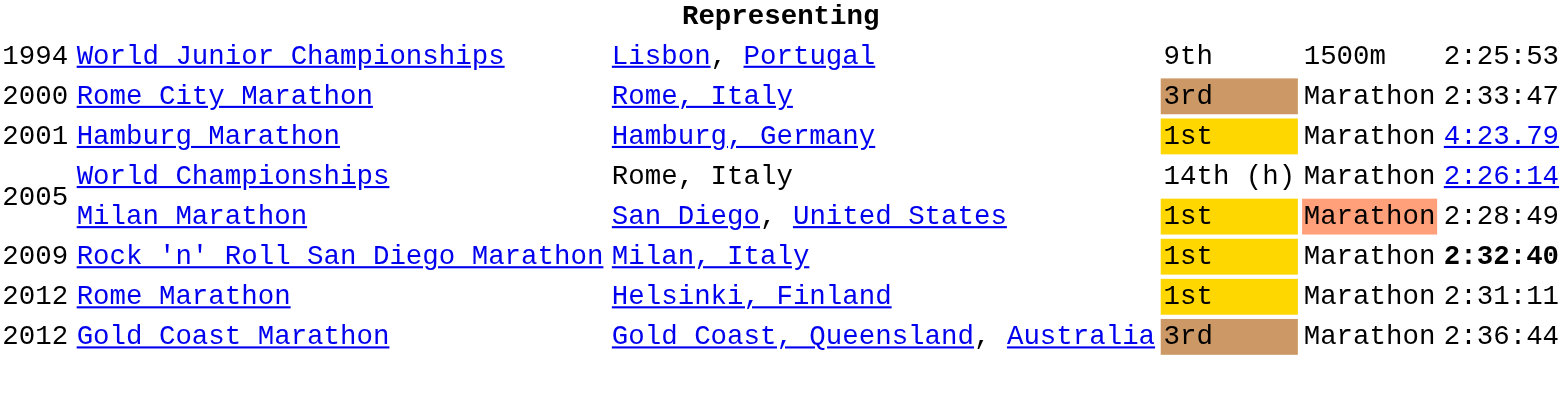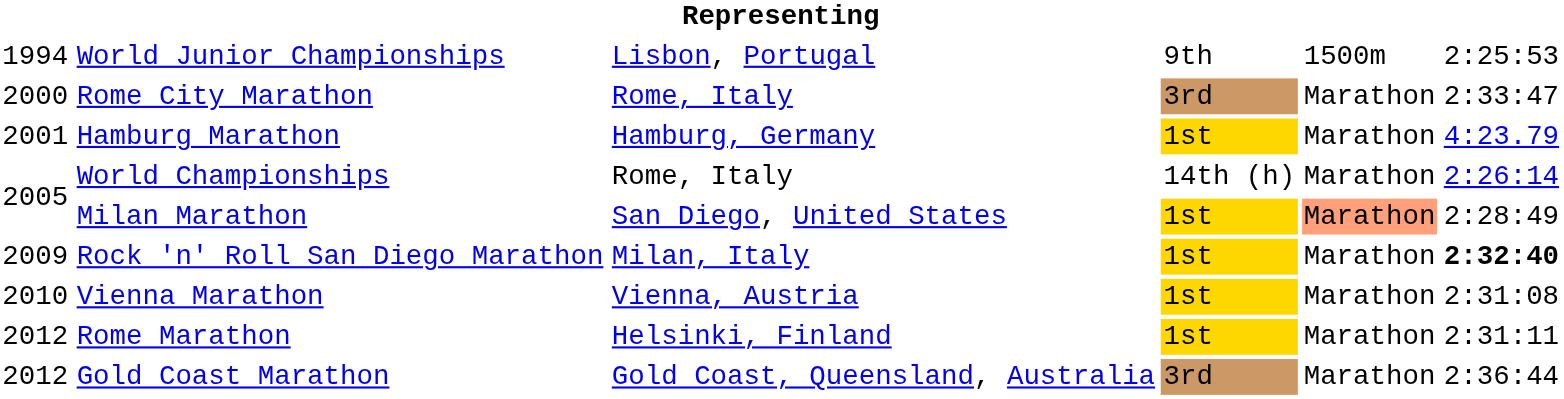+ row: (200, 297)
